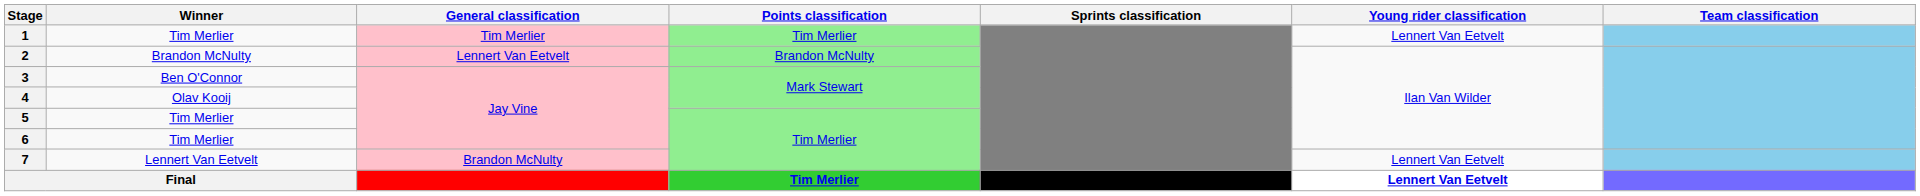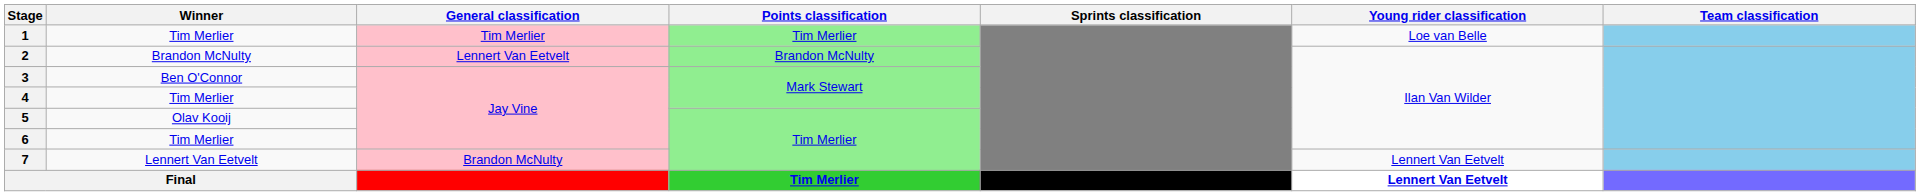(1448, 36) Lennert Van Eetvelt -> (1448, 36) Loe van Belle
(201, 98) Olav Kooij -> (201, 98) Tim Merlier
(201, 119) Tim Merlier -> (201, 119) Olav Kooij
